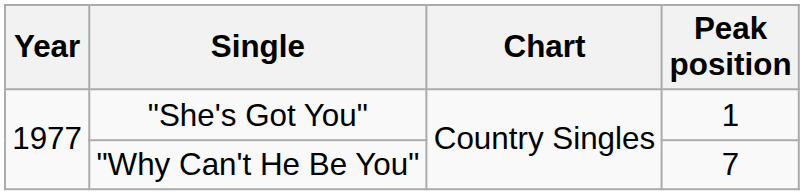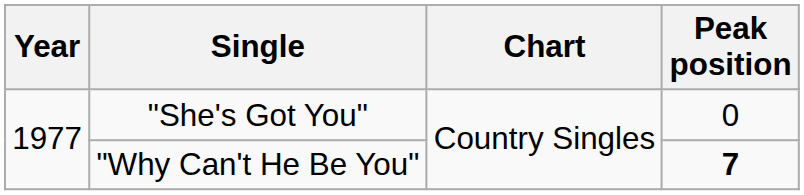(731, 114) 1 -> (731, 114) 0
(731, 164) normal -> (731, 164) bold
